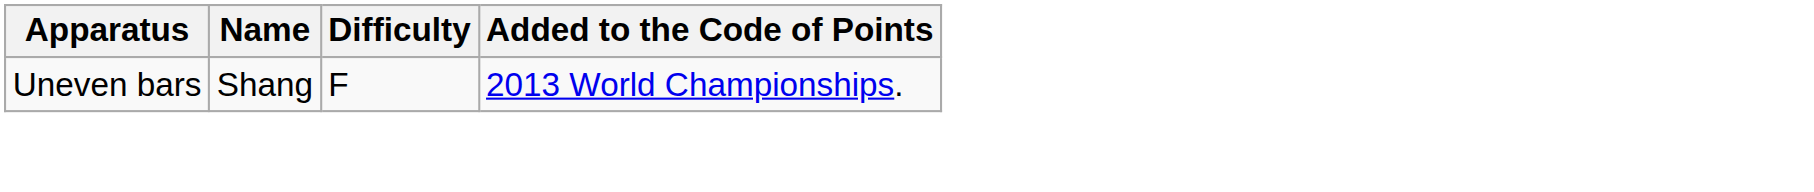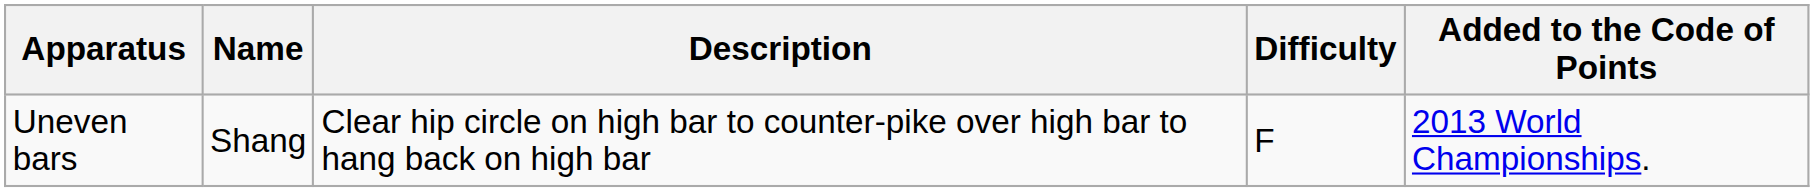+ column: (780, 49)
